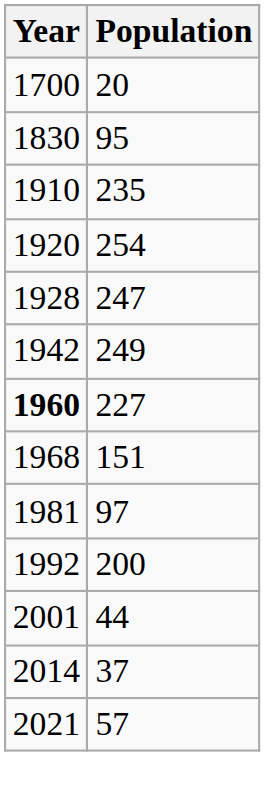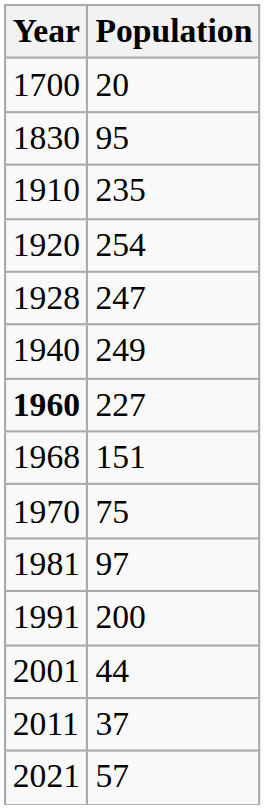(46, 350) 1942 -> (46, 350) 1940
+ row: (112, 510)
(46, 564) 1992 -> (46, 617) 1991
(46, 670) 2014 -> (46, 723) 2011
